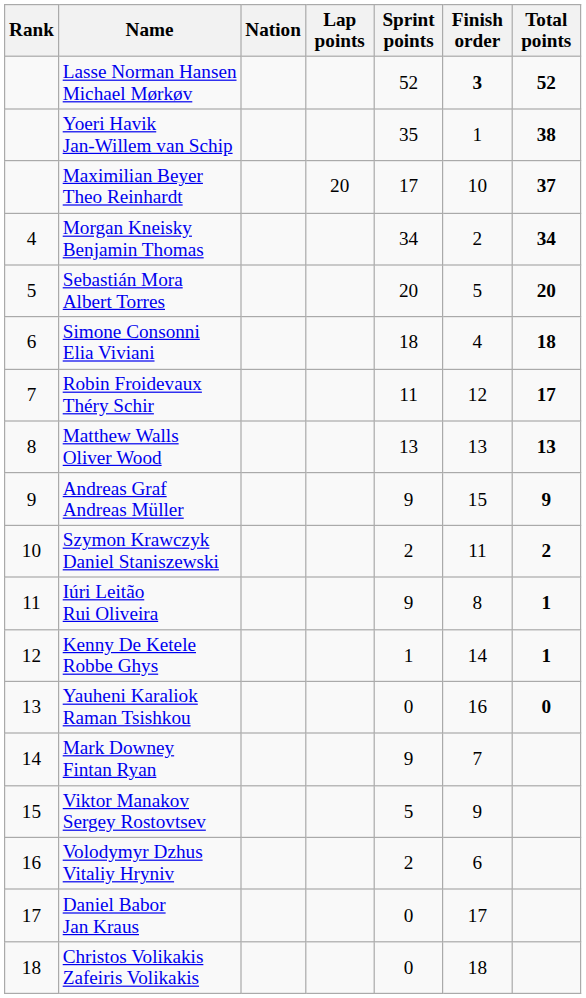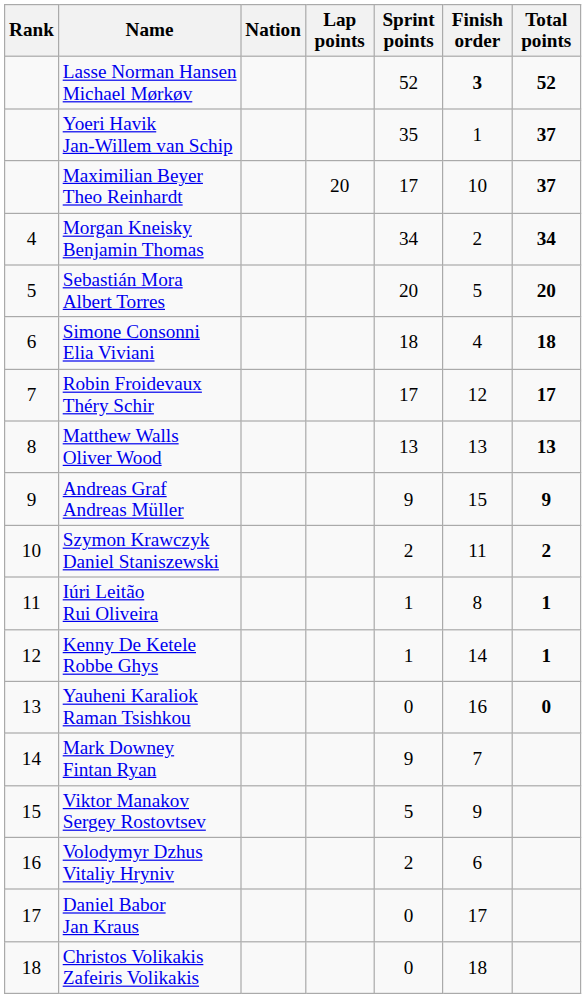(546, 134) 38 -> (546, 134) 37
(409, 394) 11 -> (409, 394) 17
(409, 603) 9 -> (409, 603) 1
